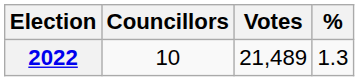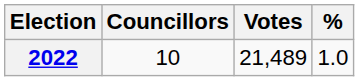(333, 57) 1.3 -> (333, 57) 1.0
